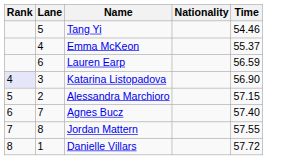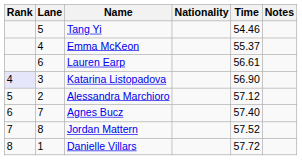+ column: (279, 12)
(247, 63) 56.59 -> (247, 63) 56.61
(247, 96) 57.15 -> (247, 96) 57.12
(247, 130) 57.55 -> (247, 130) 57.52
